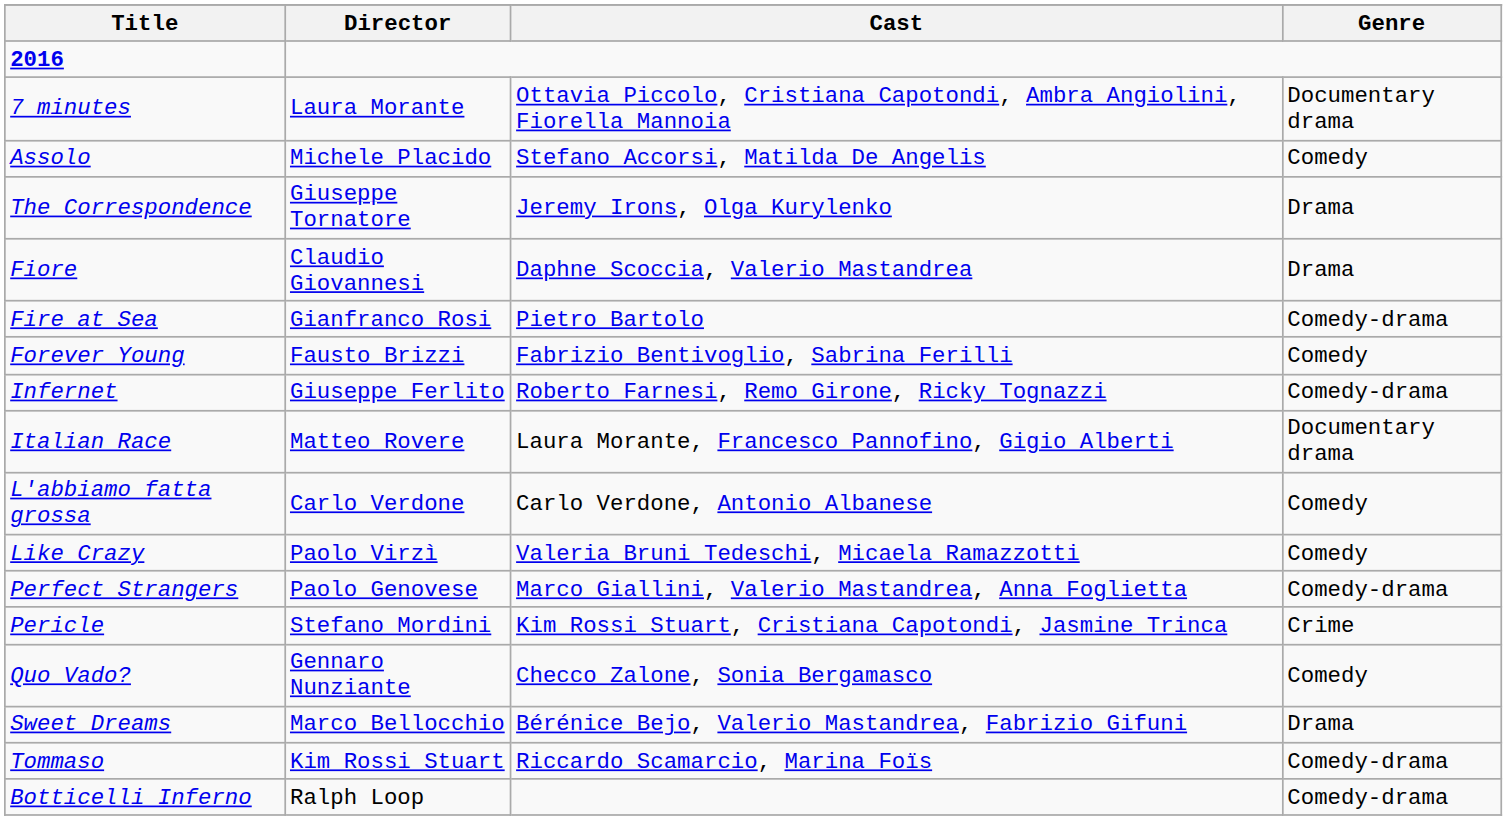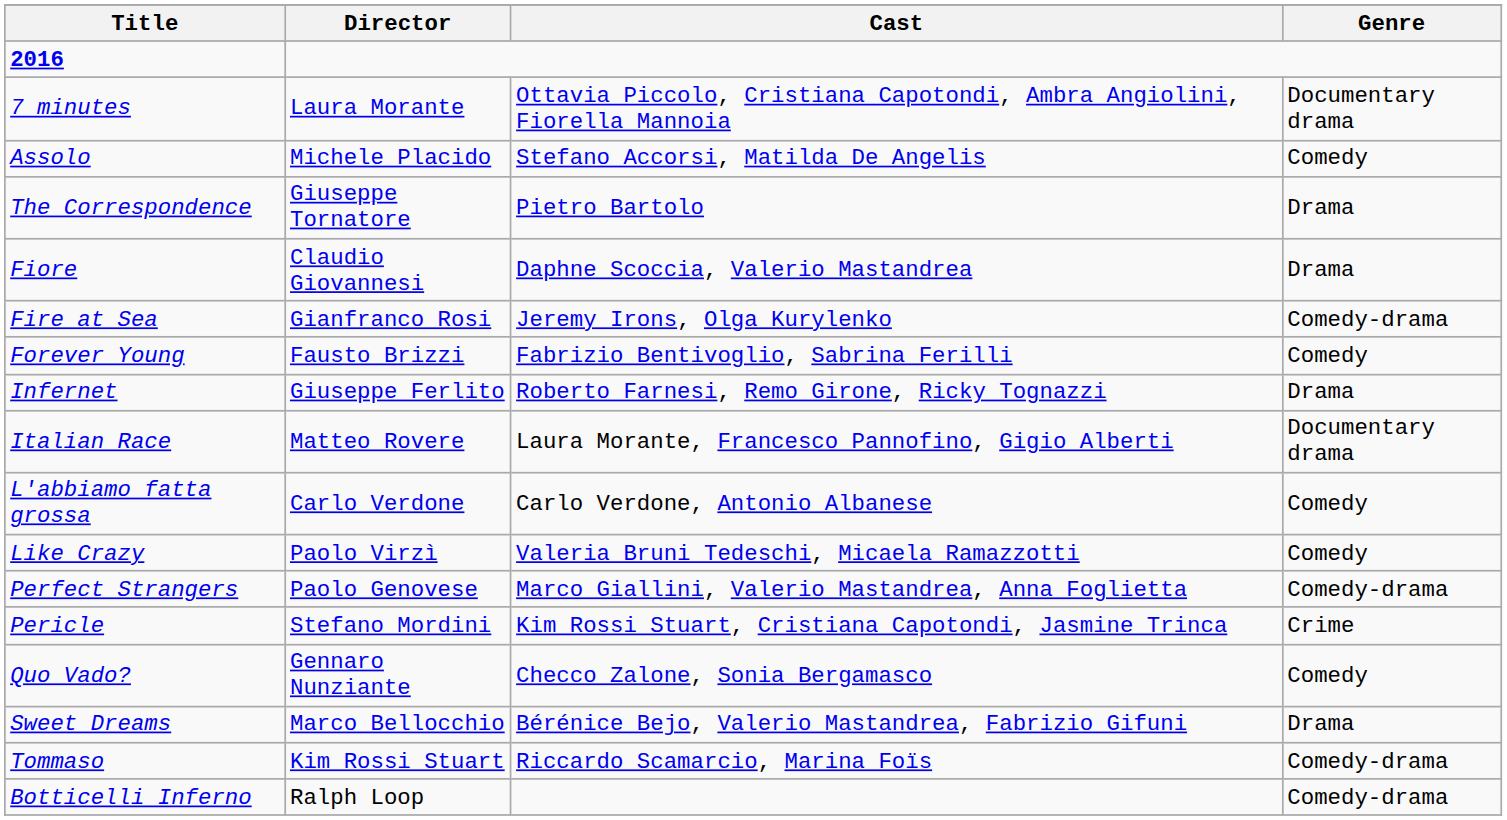(704, 208) Jeremy Irons, Olga Kurylenko -> (610, 208) Pietro Bartolo
(610, 319) Pietro Bartolo -> (704, 319) Jeremy Irons, Olga Kurylenko
(1368, 392) Comedy-drama -> (1321, 392) Drama
